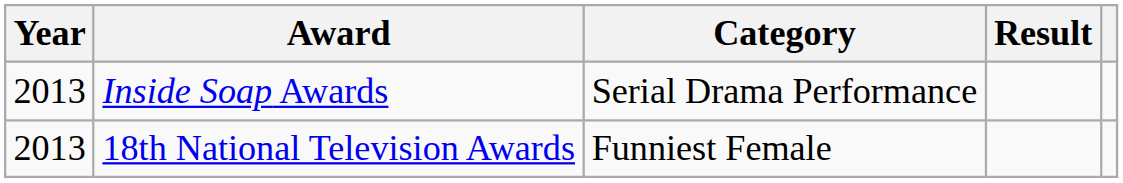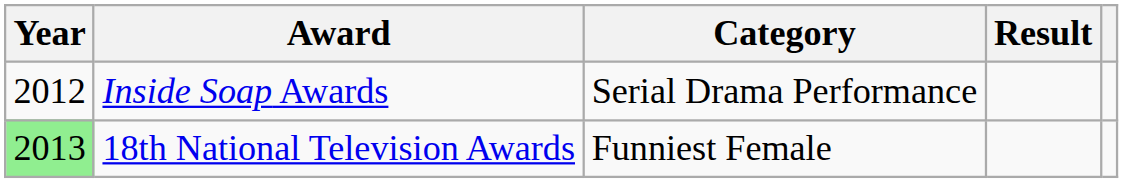(50, 90) 2013 -> (50, 90) 2012
(50, 147) no background -> (50, 147) lightgreen background
